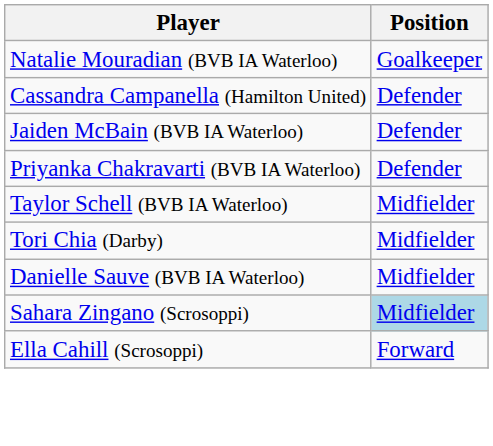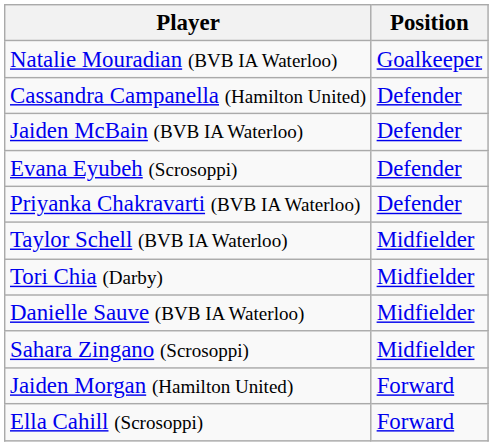+ row: (124, 167)
(426, 312) lightblue background -> (426, 349) no background
+ row: (152, 385)
